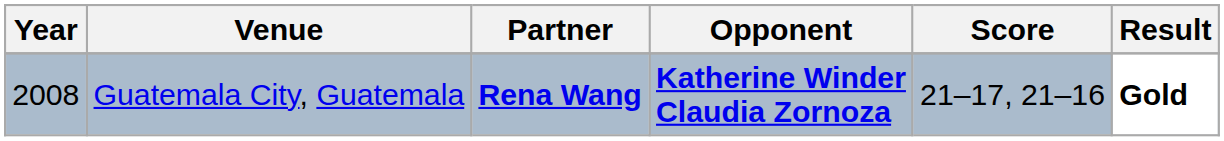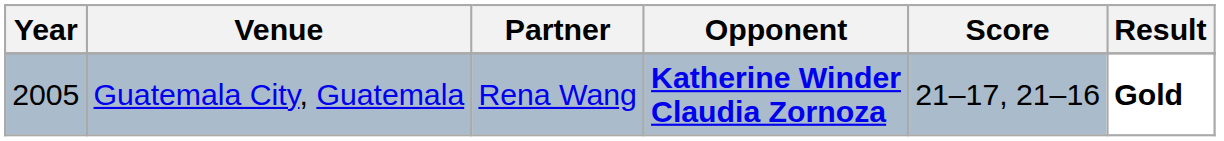(46, 94) 2008 -> (46, 94) 2005
(560, 94) bold -> (558, 94) normal
